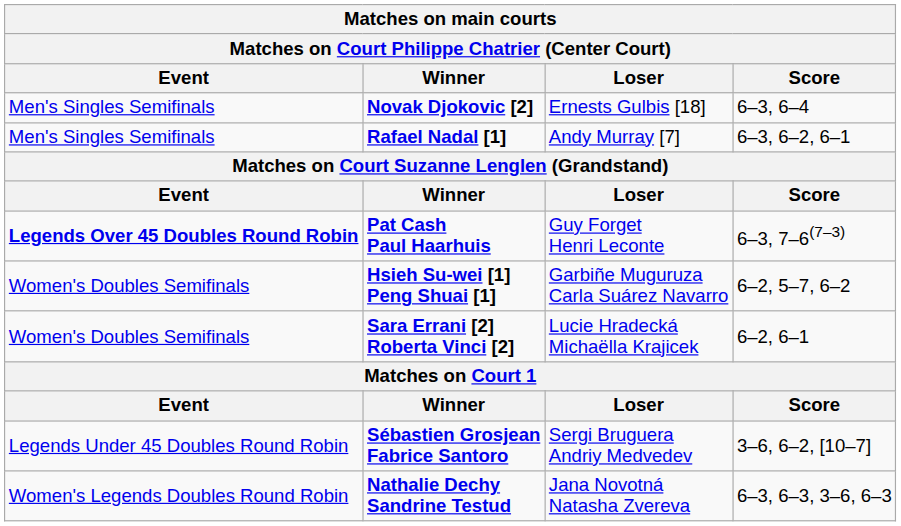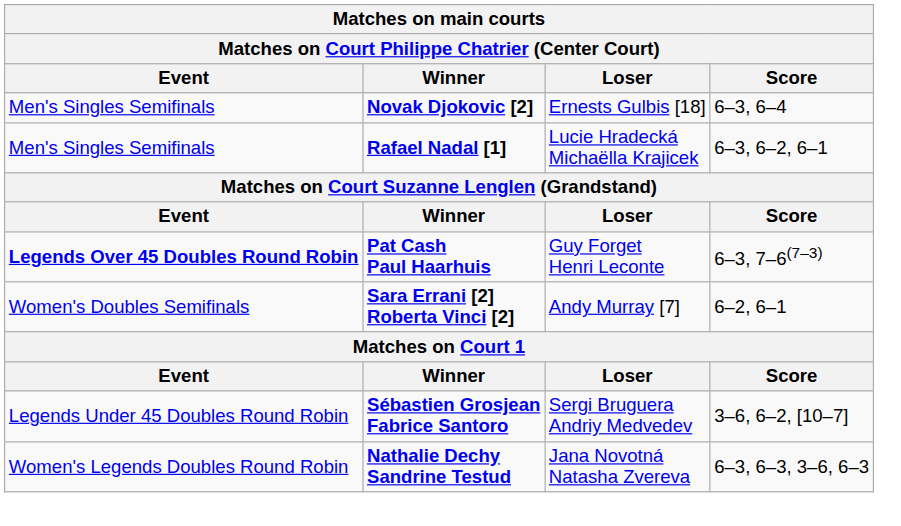(614, 136) Andy Murray [7] -> (624, 147) Lucie Hradecká Michaëlla Krajicek
- row: (439, 286)
(624, 336) Lucie Hradecká Michaëlla Krajicek -> (614, 306) Andy Murray [7]
